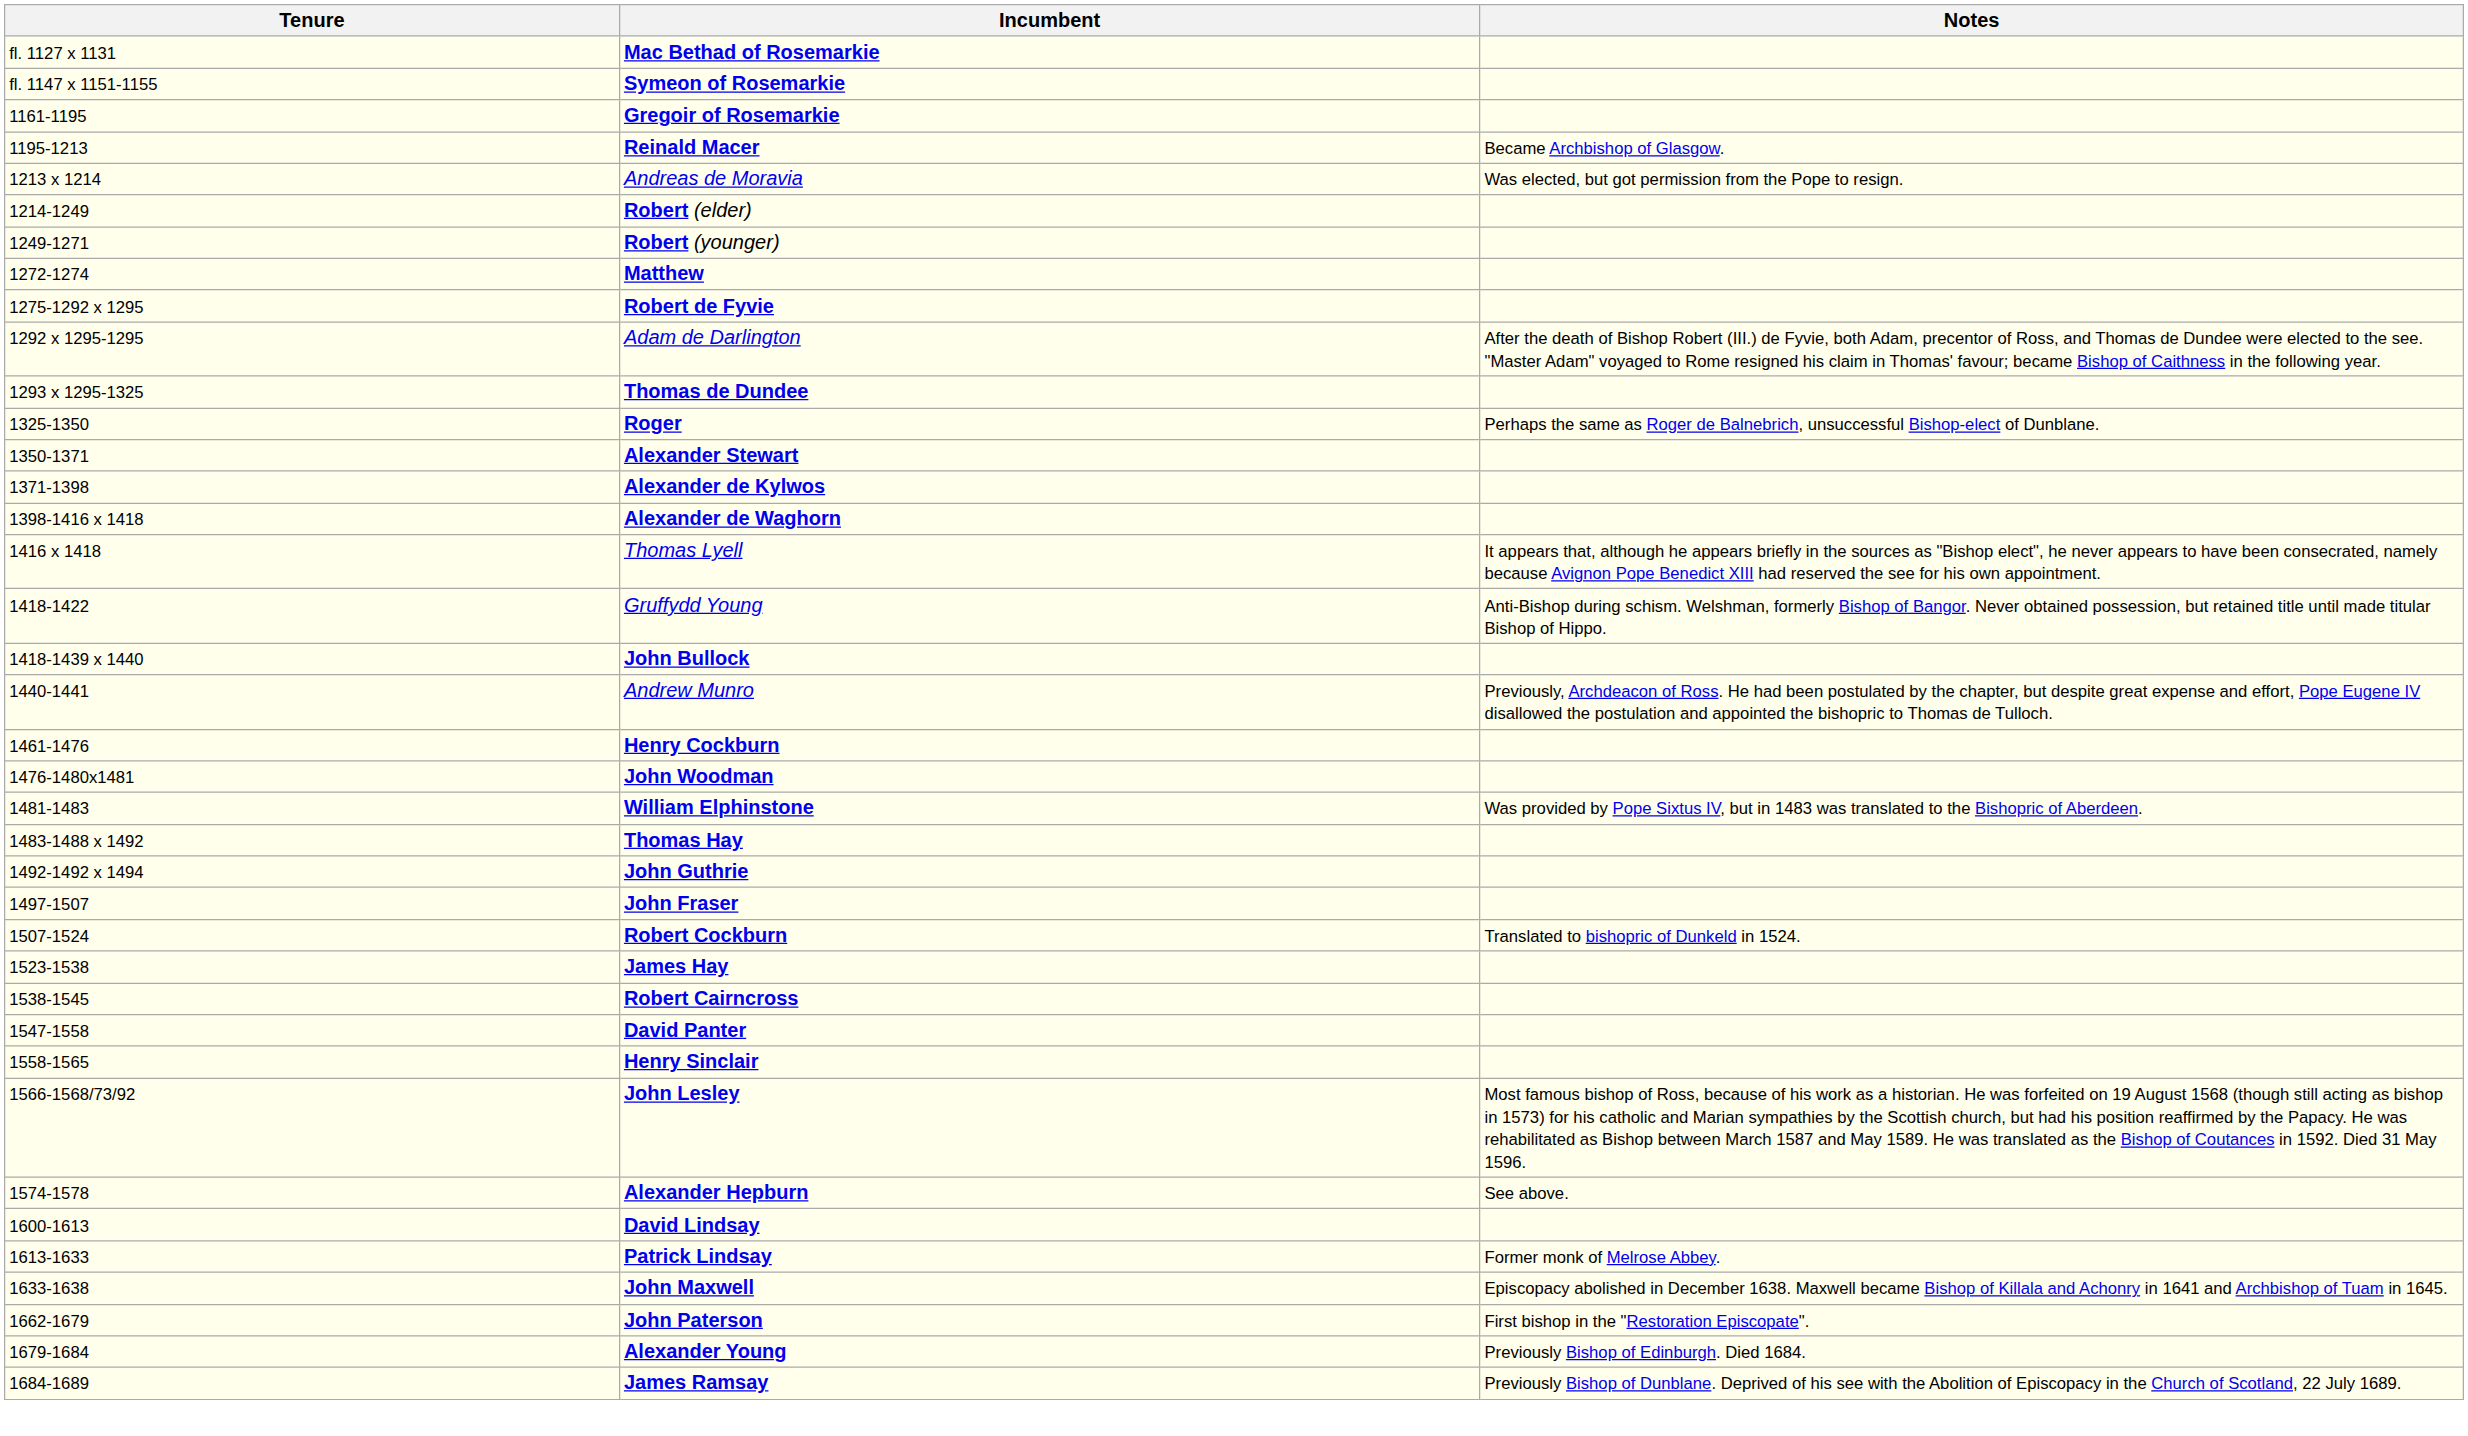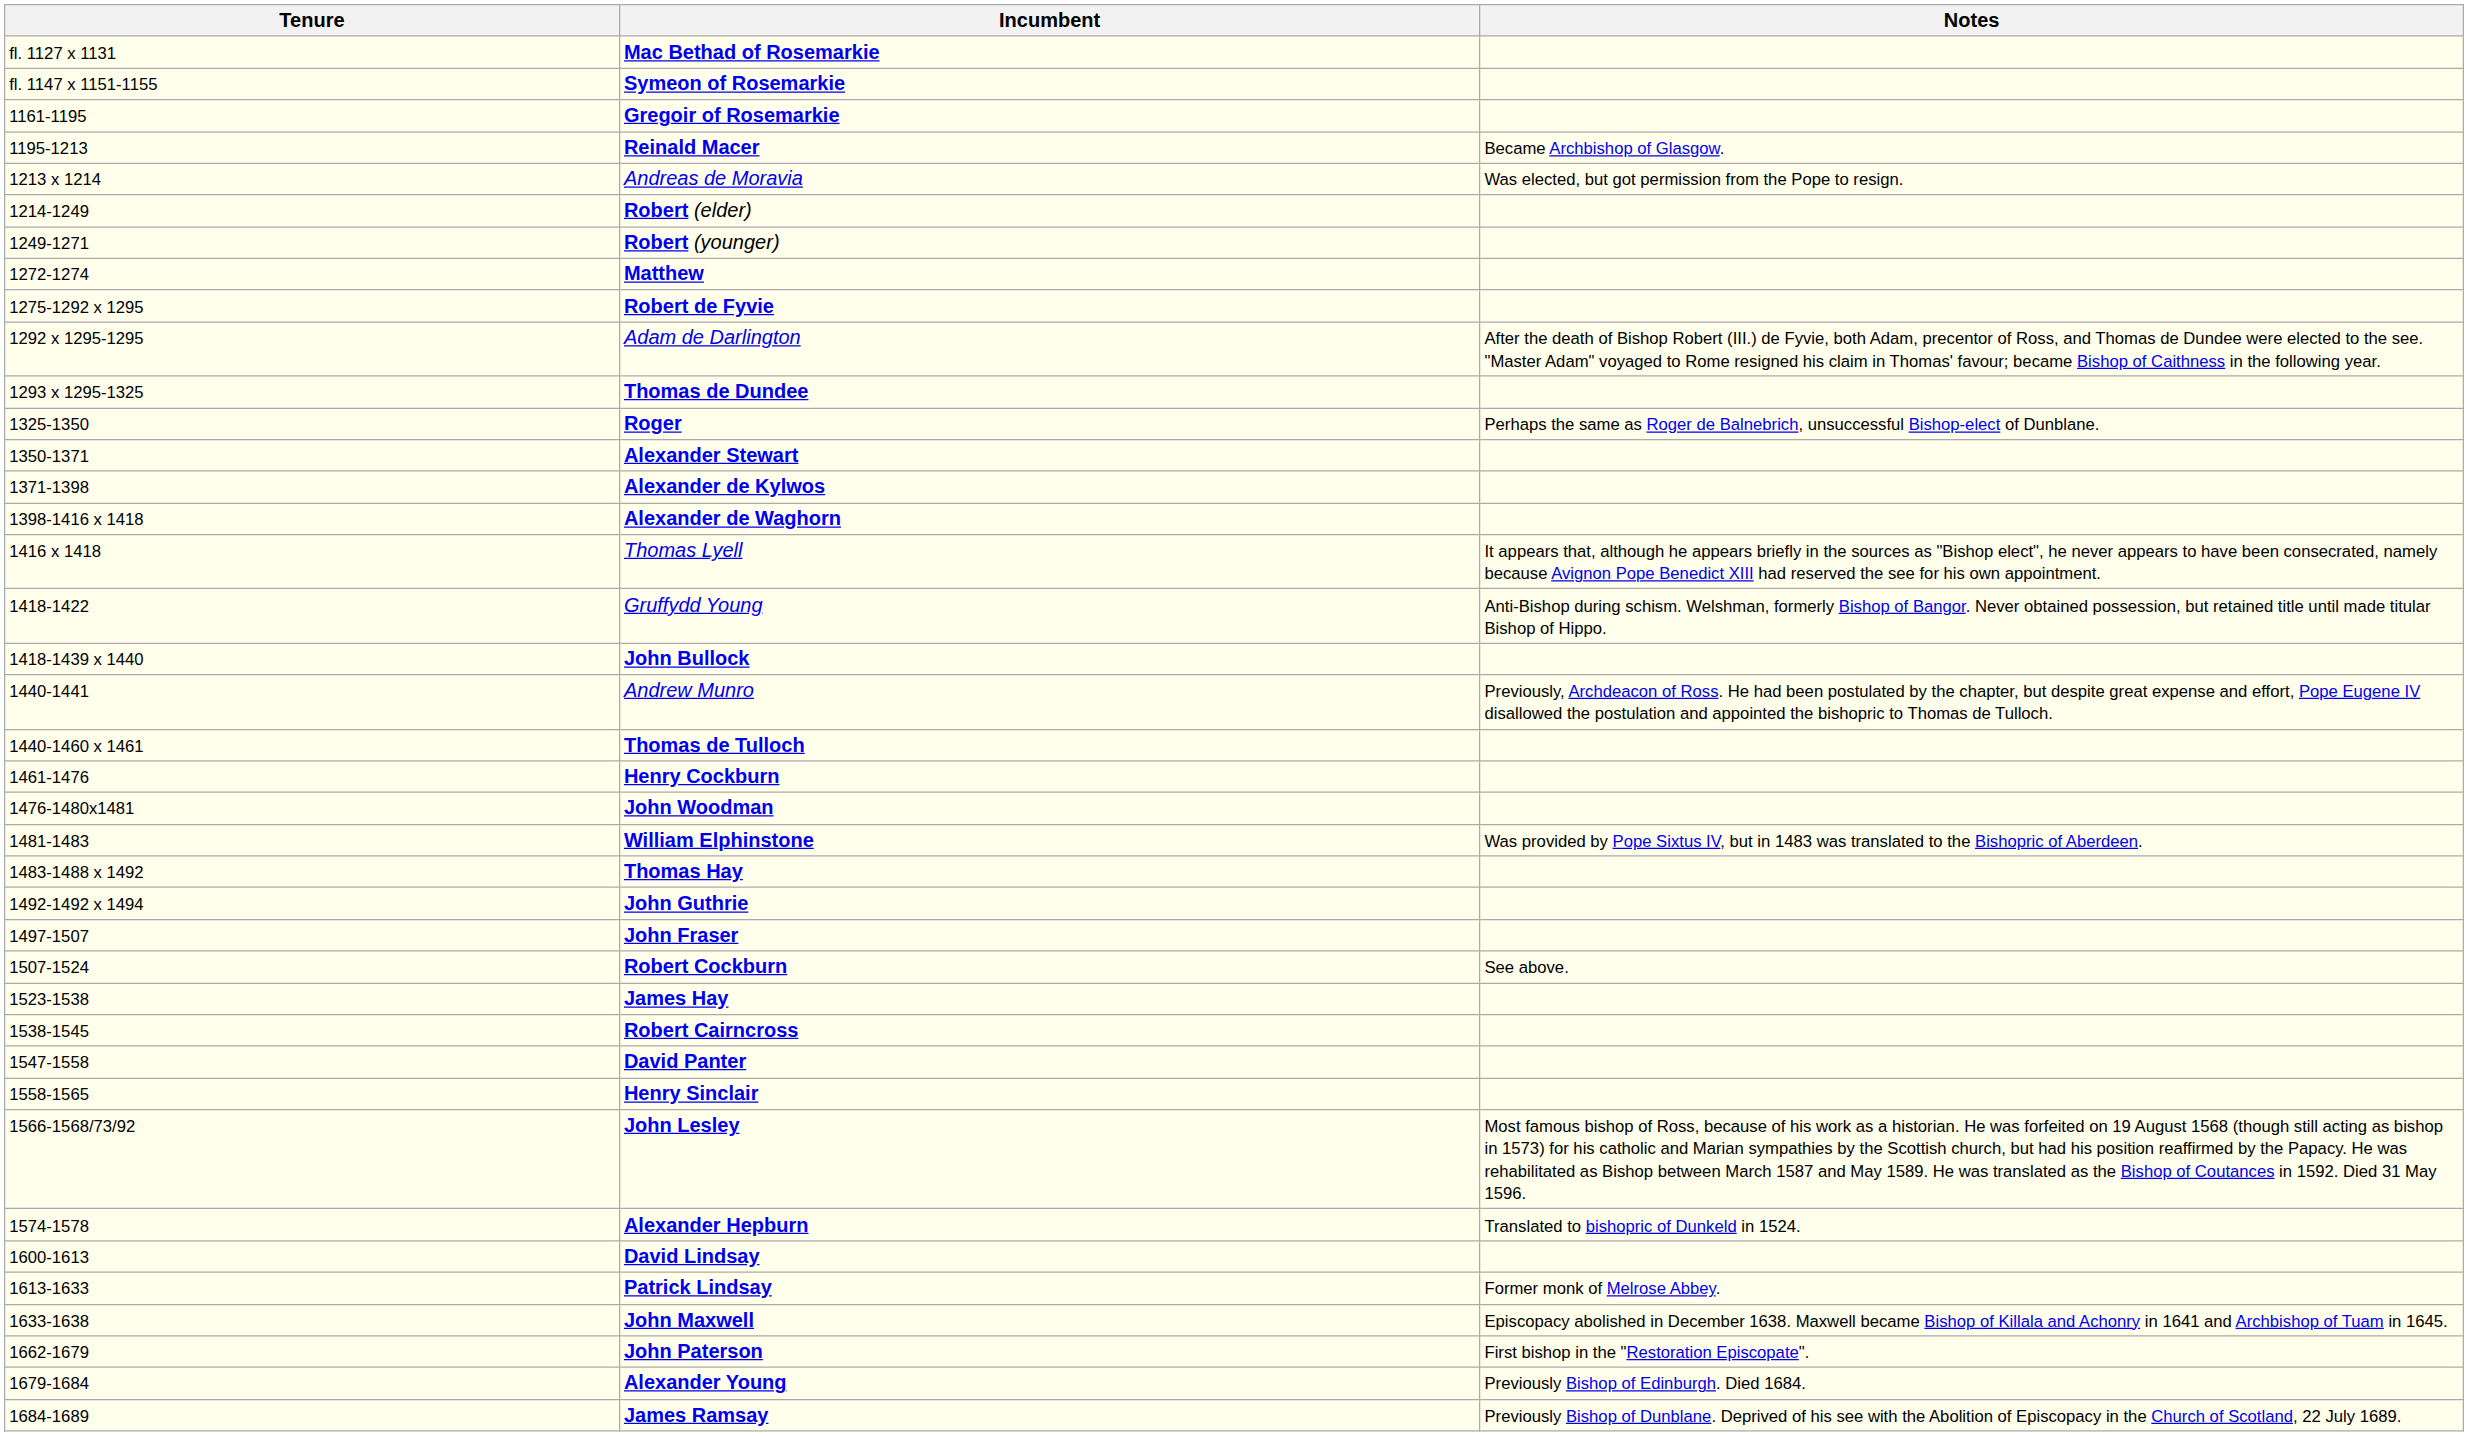+ row: (714, 744)
(1643, 936) Translated to bishopric of Dunkeld in 1524. -> (1527, 968) See above.
(1527, 1194) See above. -> (1643, 1225) Translated to bishopric of Dunkeld in 1524.
